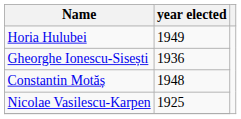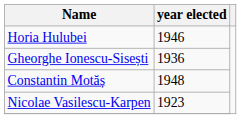(171, 37) 1949 -> (171, 37) 1946
(171, 102) 1925 -> (171, 102) 1923
